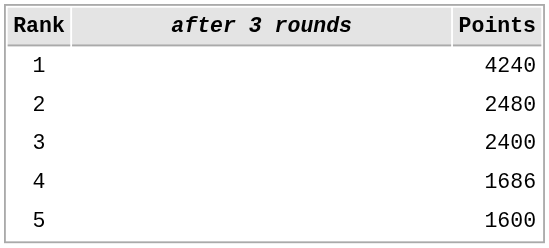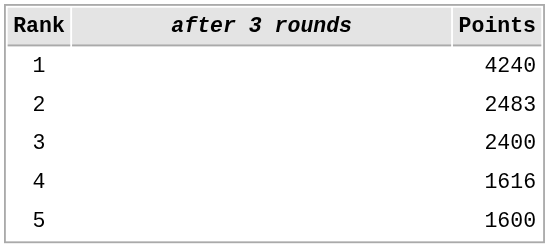(510, 105) 2480 -> (510, 105) 2483
(510, 182) 1686 -> (510, 182) 1616
